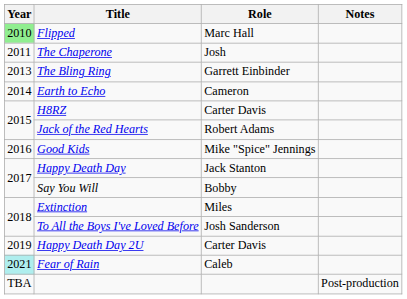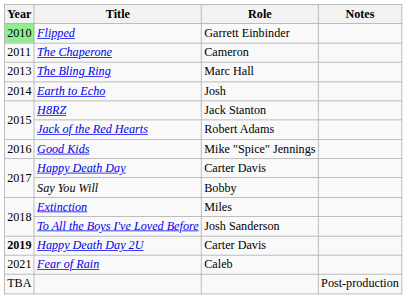(229, 33) Marc Hall -> (247, 33) Garrett Einbinder
(215, 52) Josh -> (227, 52) Cameron
(247, 71) Garrett Einbinder -> (229, 71) Marc Hall
(227, 91) Cameron -> (215, 91) Josh
(235, 110) Carter Davis -> (235, 110) Jack Stanton
(235, 168) Jack Stanton -> (235, 168) Carter Davis
(19, 245) normal -> (19, 245) bold
(19, 264) paleturquoise background -> (19, 264) no background
